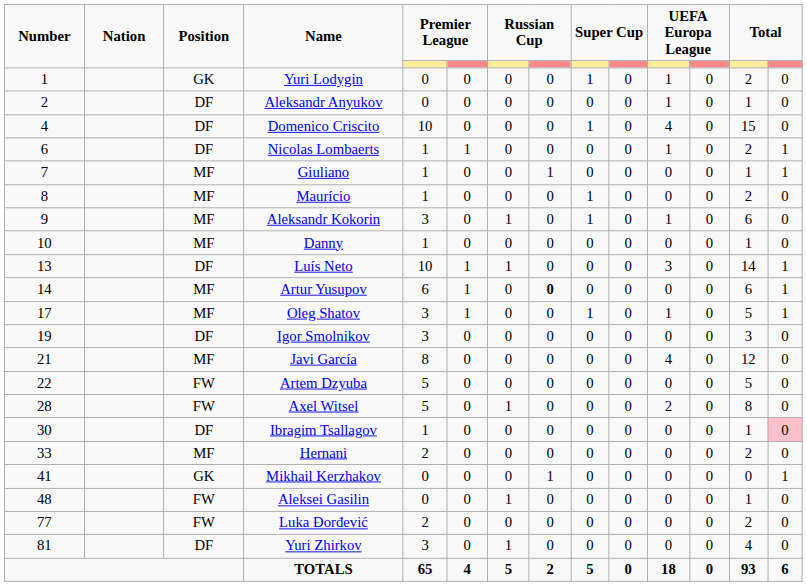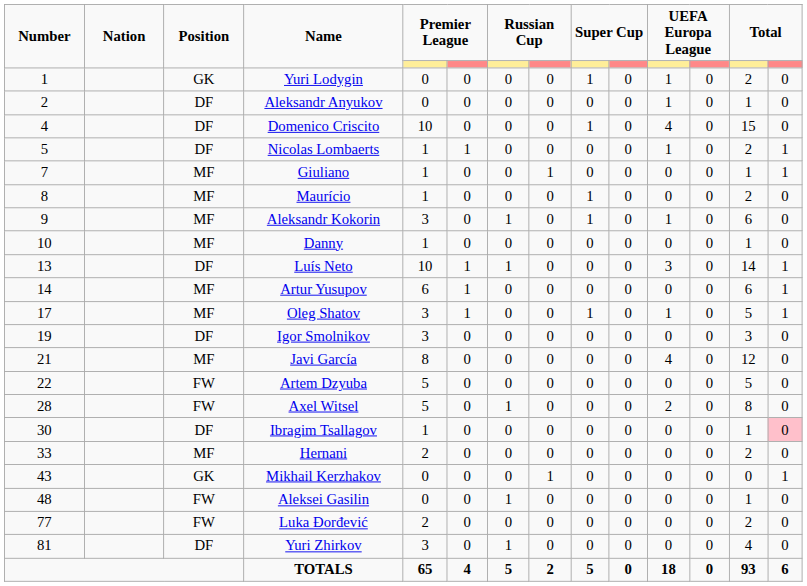(44, 149) 6 -> (44, 149) 5
(550, 289) bold -> (550, 289) normal
(44, 476) 41 -> (44, 476) 43
